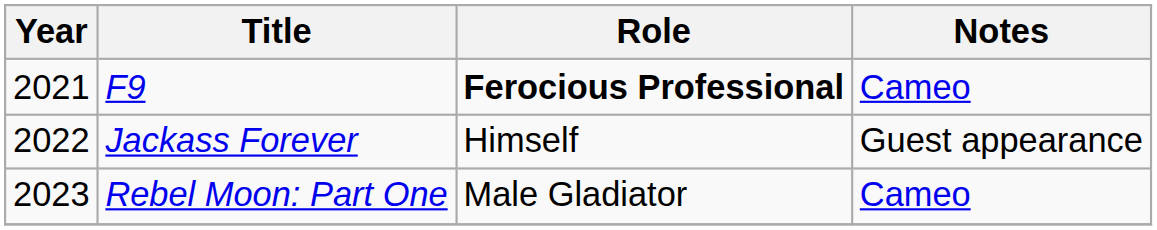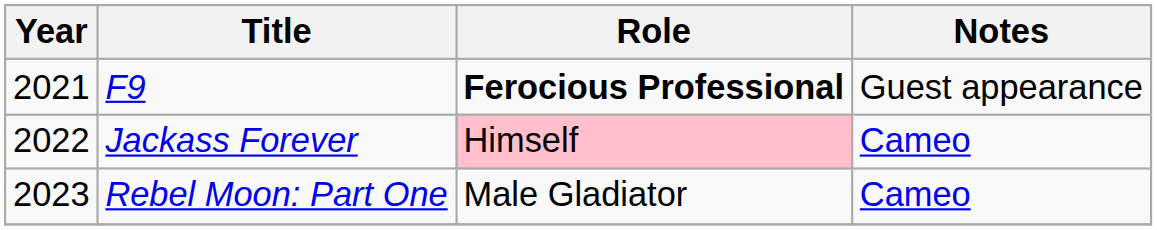(915, 86) Cameo -> (1001, 86) Guest appearance
(521, 140) no background -> (521, 140) pink background
(1001, 140) Guest appearance -> (915, 140) Cameo
